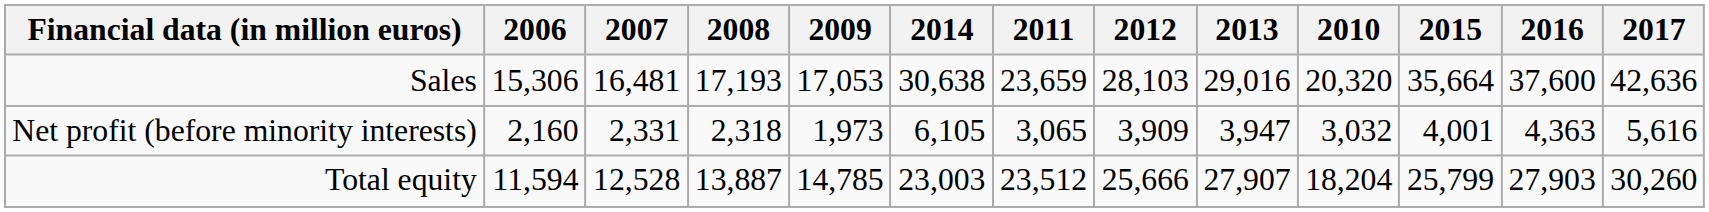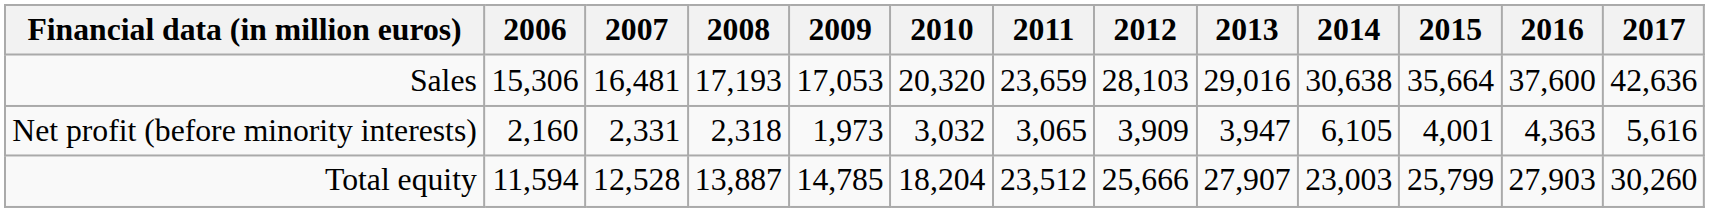columns swapped: (1349, 29) <-> (942, 29)
